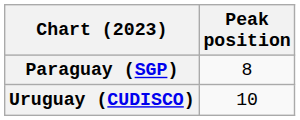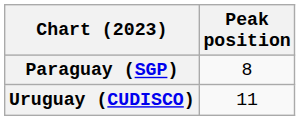(247, 100) 10 -> (247, 100) 11
